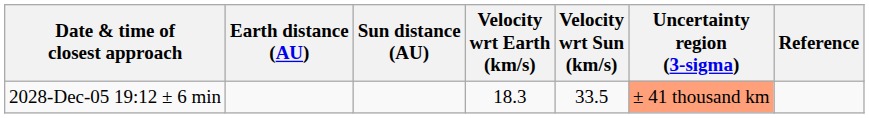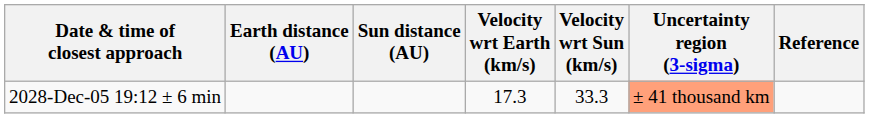(510, 96) 18.3 -> (510, 96) 17.3
(592, 96) 33.5 -> (592, 96) 33.3
